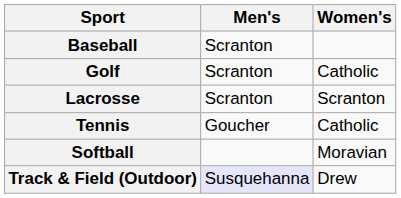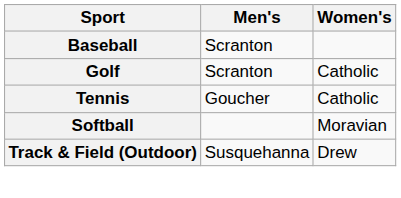- row: (103, 98)
(257, 179) lavender background -> (257, 152) no background
